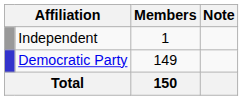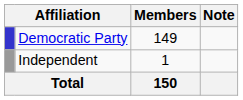rows swapped: (73, 60) <-> (58, 38)
